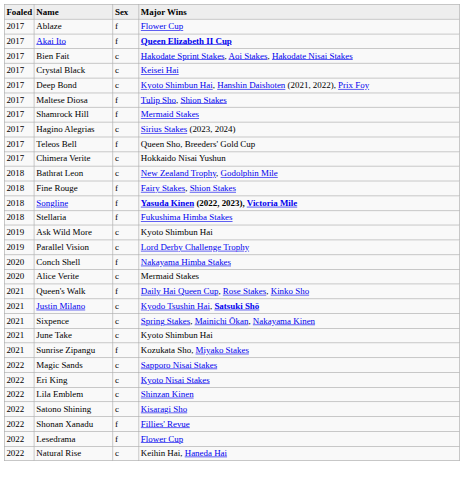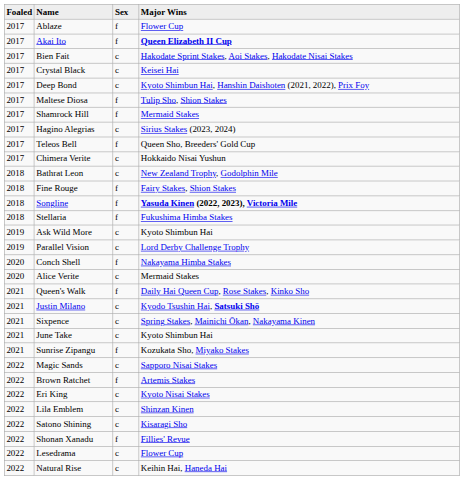+ row: (63, 380)
(116, 439) f -> (117, 454) c
